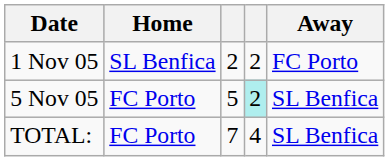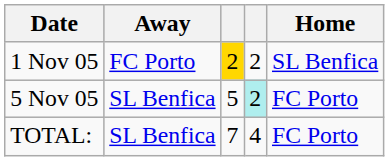columns swapped: (162, 23) <-> (325, 23)
(232, 60) no background -> (232, 60) gold background
